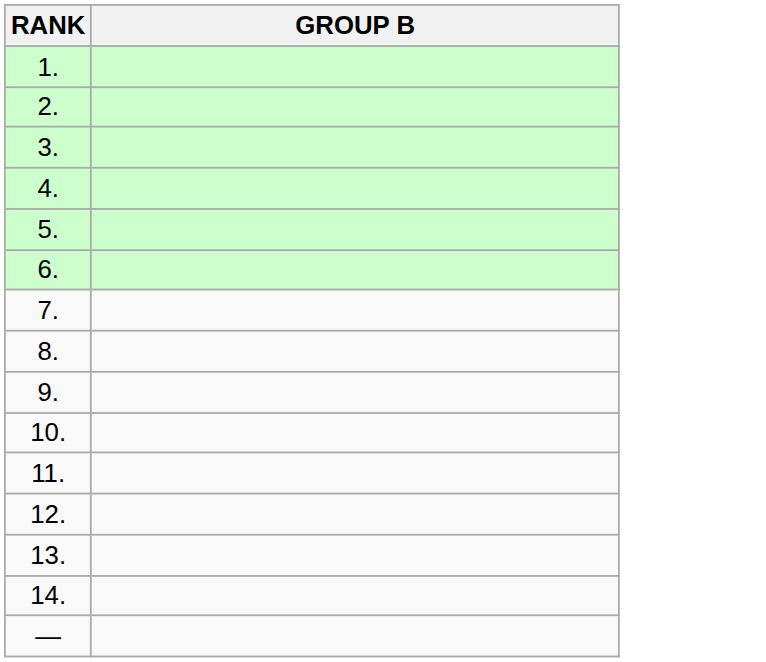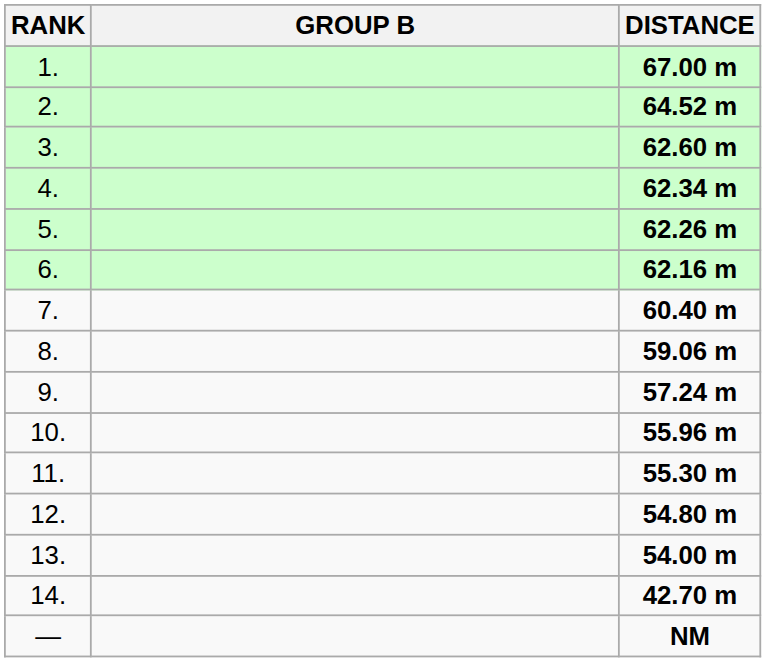+ column: (690, 26)
